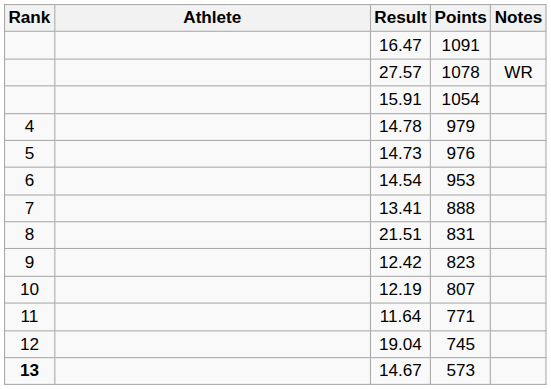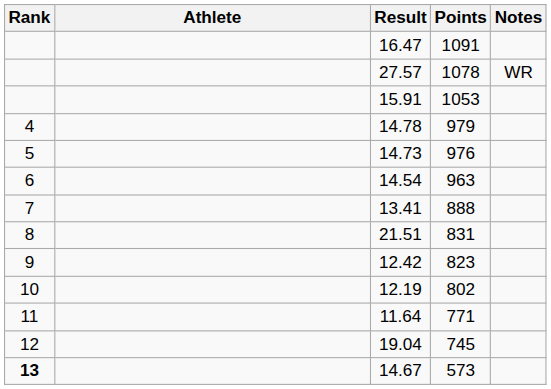(461, 99) 1054 -> (461, 99) 1053
(461, 180) 953 -> (461, 180) 963
(461, 289) 807 -> (461, 289) 802
